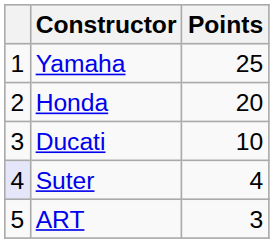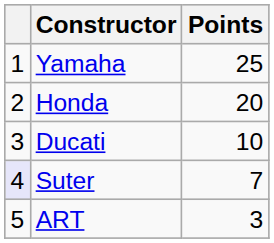(256, 180) 4 -> (256, 180) 7
